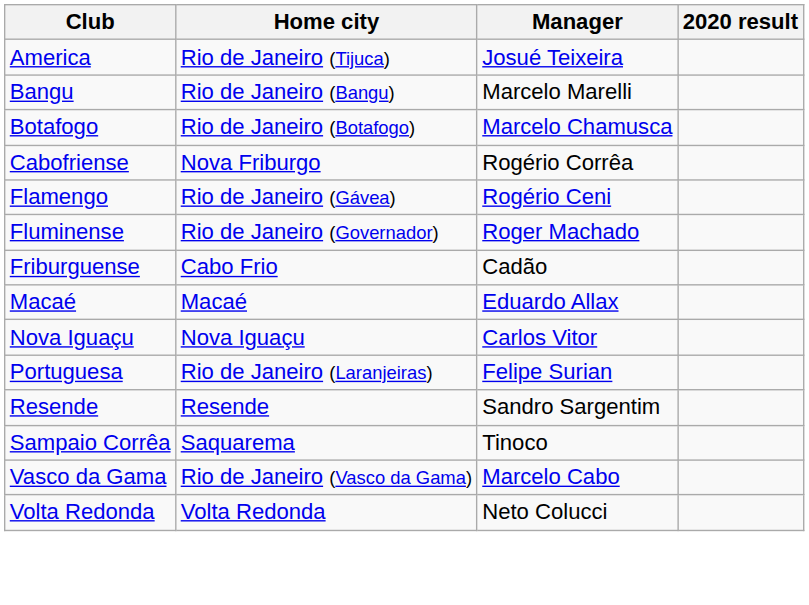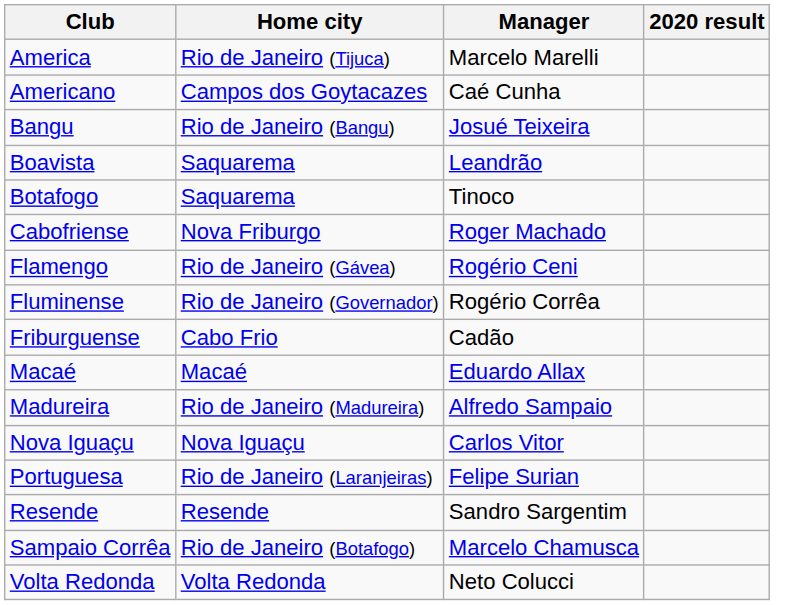(553, 57) Josué Teixeira -> (524, 57) Marcelo Marelli
+ row: (63, 92)
(557, 92) Marcelo Marelli -> (519, 127) Josué Teixeira
+ row: (52, 162)
(298, 127) Rio de Janeiro (Botafogo) -> (238, 197) Saquarema
(577, 127) Marcelo Chamusca -> (482, 197) Tinoco
(558, 162) Rogério Corrêa -> (527, 232) Roger Machado
(561, 232) Roger Machado -> (524, 302) Rogério Corrêa
+ row: (59, 407)
(238, 442) Saquarema -> (298, 547) Rio de Janeiro (Botafogo)
(515, 442) Tinoco -> (544, 547) Marcelo Chamusca
- row: (88, 477)
